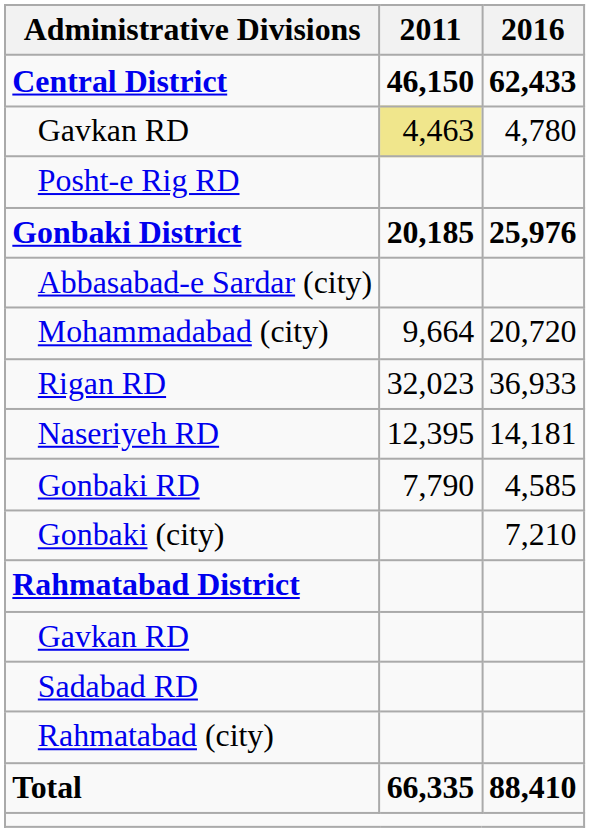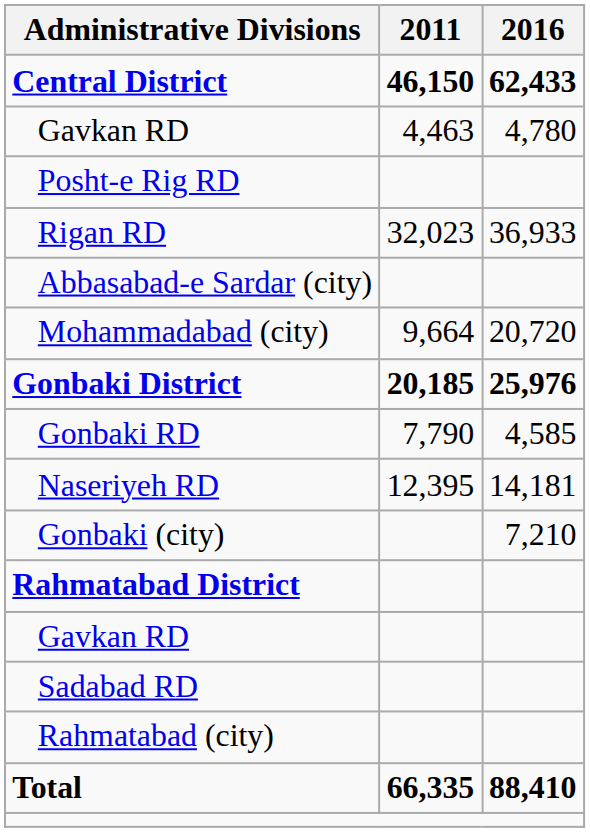(438, 130) khaki background -> (438, 130) no background
rows swapped: (102, 383) <-> (127, 231)
rows swapped: (119, 484) <-> (128, 433)
